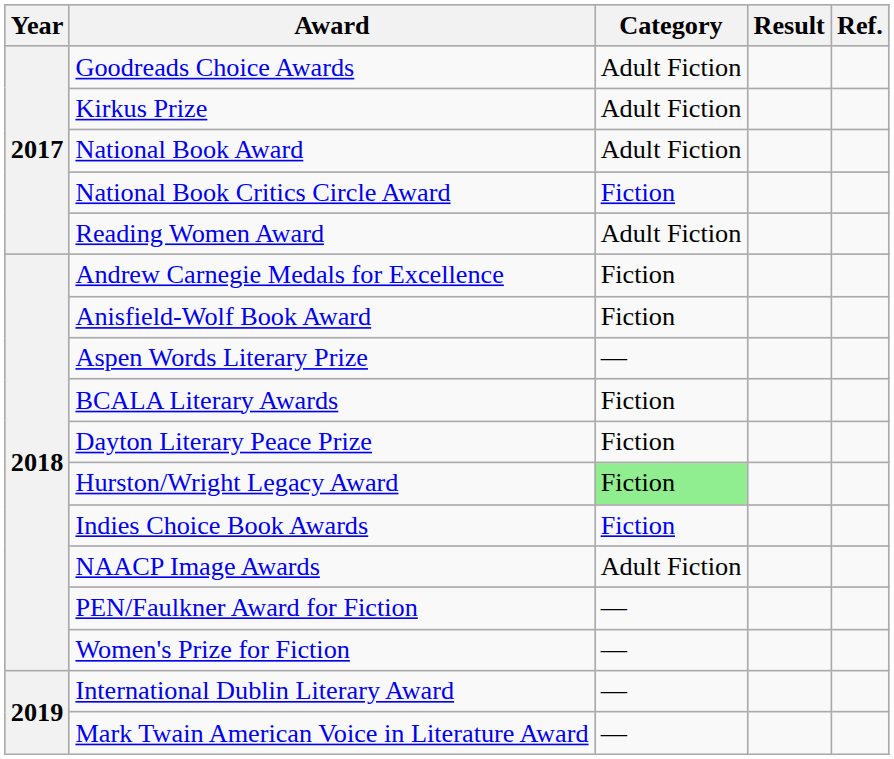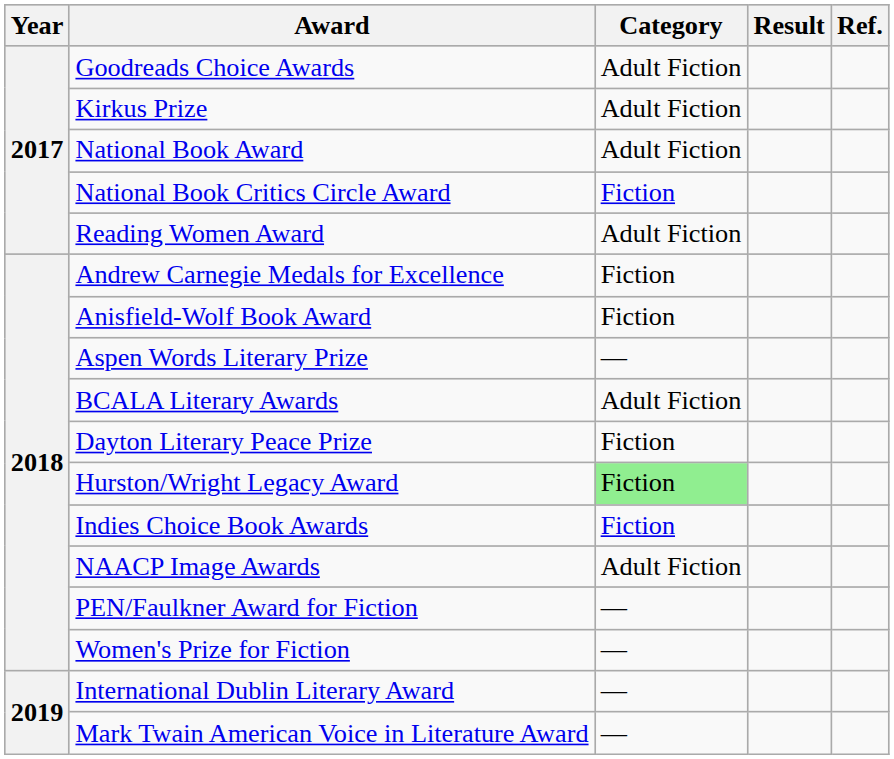(638, 399) Fiction -> (671, 399) Adult Fiction
